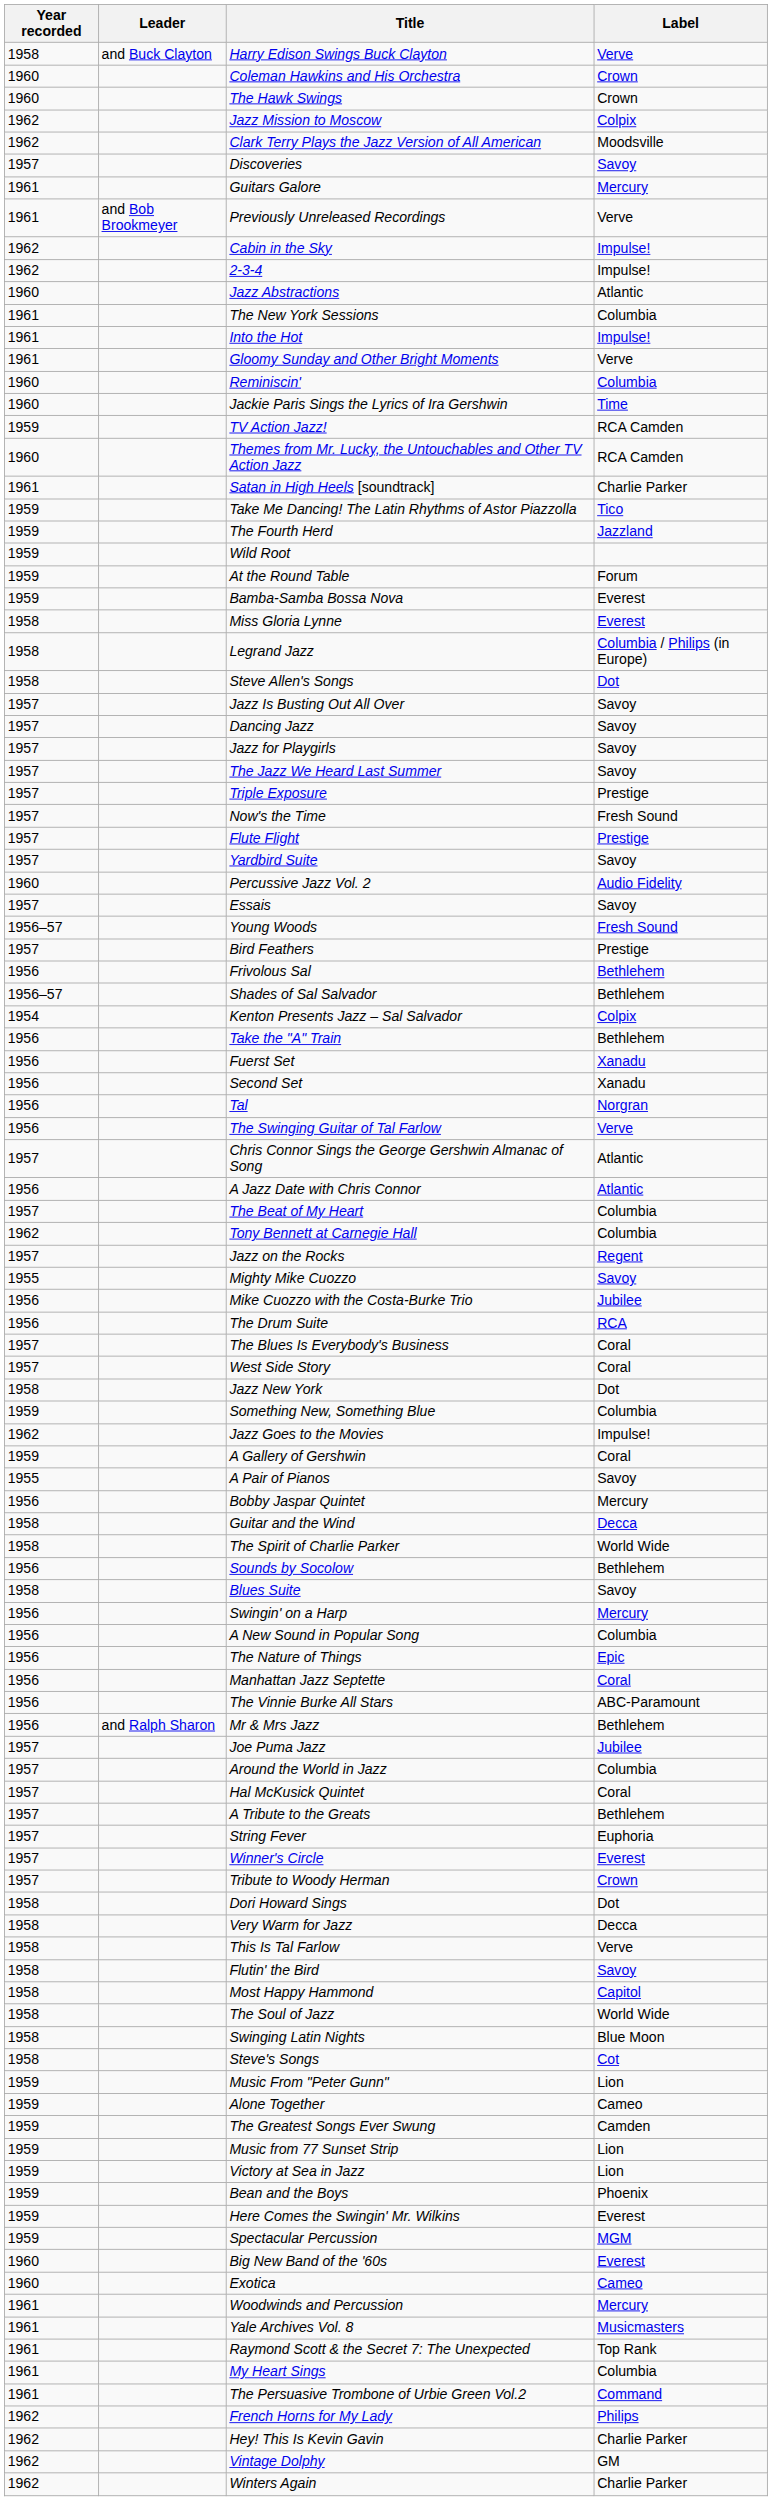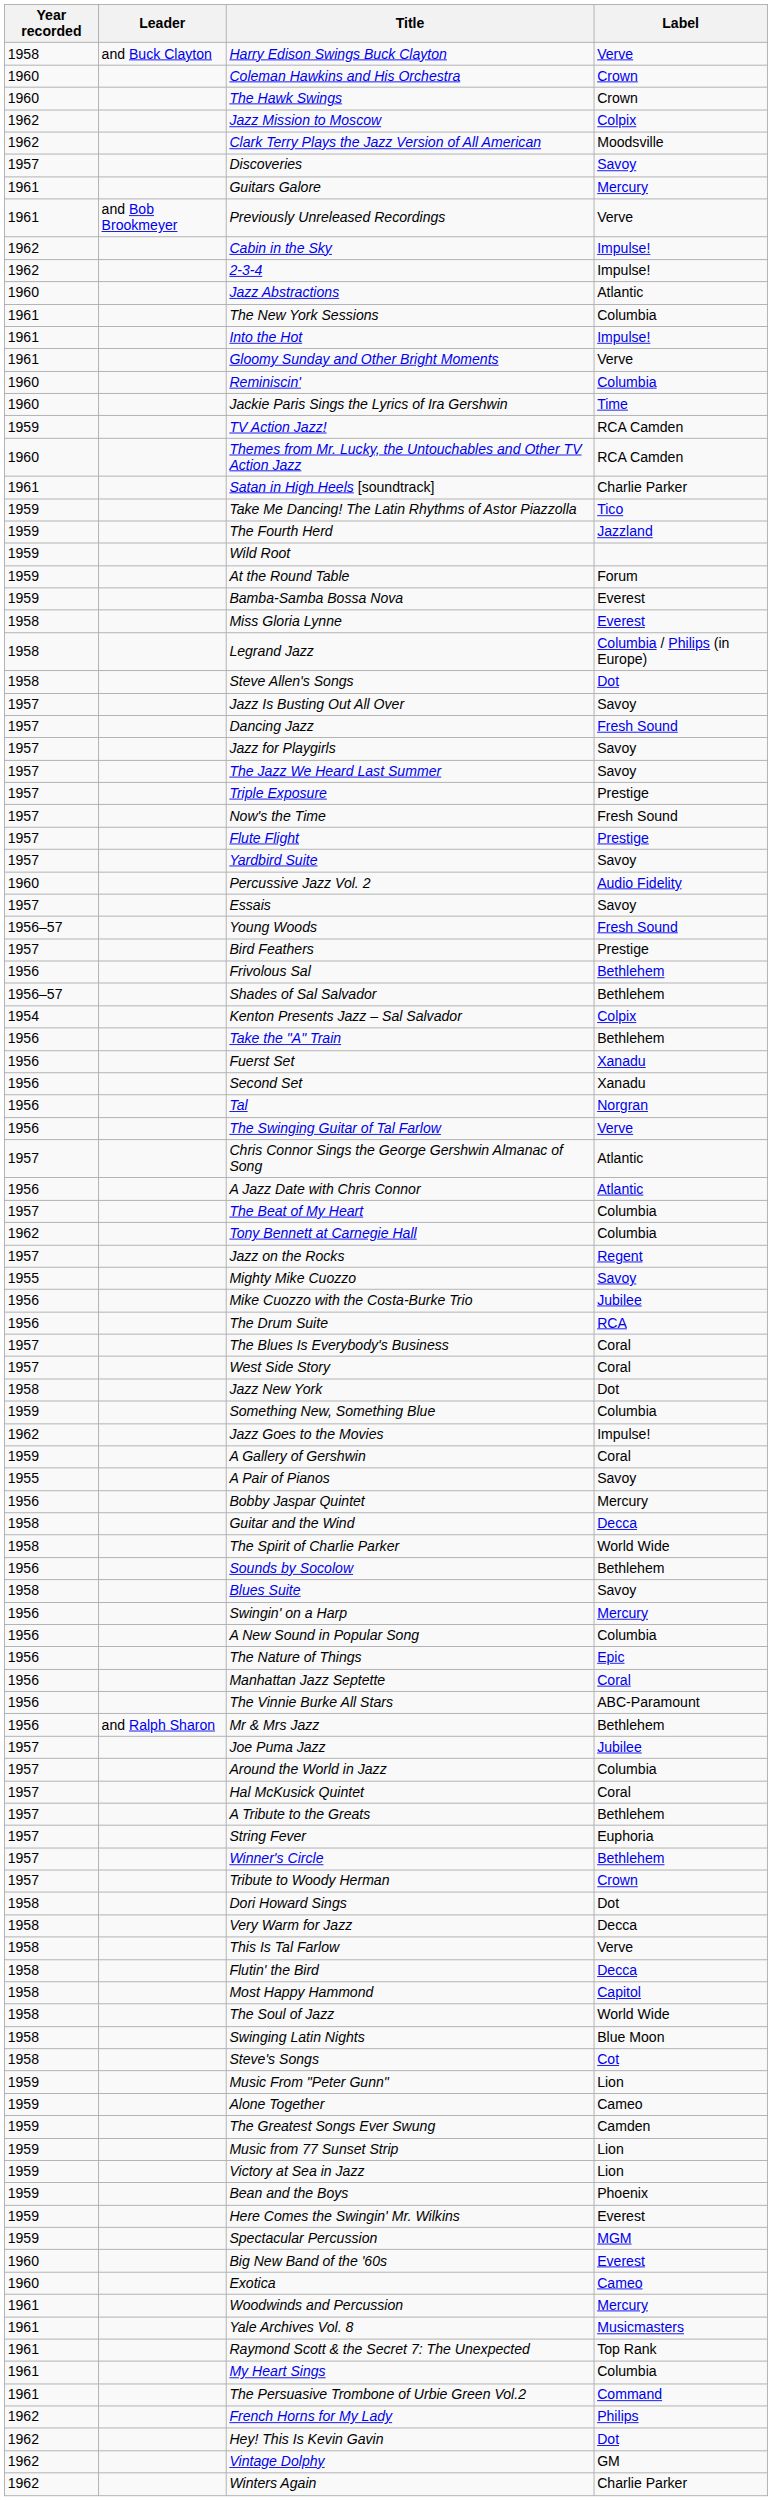(617, 726) Savoy -> (637, 726) Fresh Sound
(621, 1858) Everest -> (631, 1858) Bethlehem
(617, 1970) Savoy -> (617, 1970) Decca
(642, 2439) Charlie Parker -> (608, 2439) Dot
